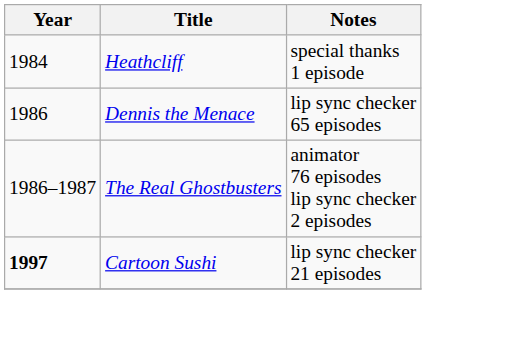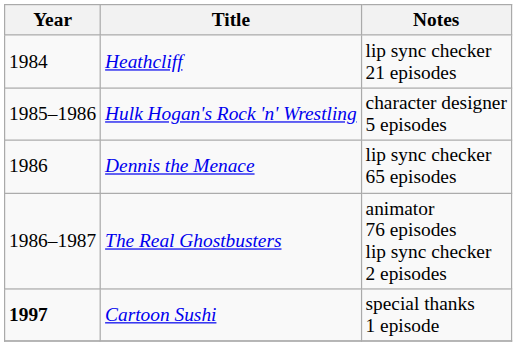(345, 61) special thanks 1 episode -> (428, 61) lip sync checker 21 episodes
+ row: (231, 113)
(353, 262) lip sync checker 21 episodes -> (420, 314) special thanks 1 episode
